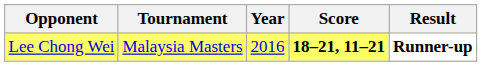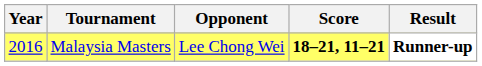columns swapped: (268, 18) <-> (61, 18)
